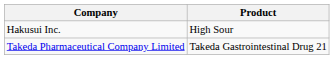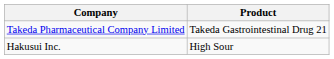rows swapped: (96, 46) <-> (34, 29)
